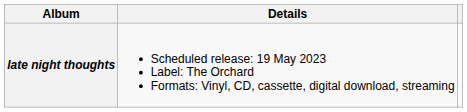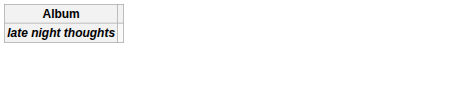- column: (288, 14)
